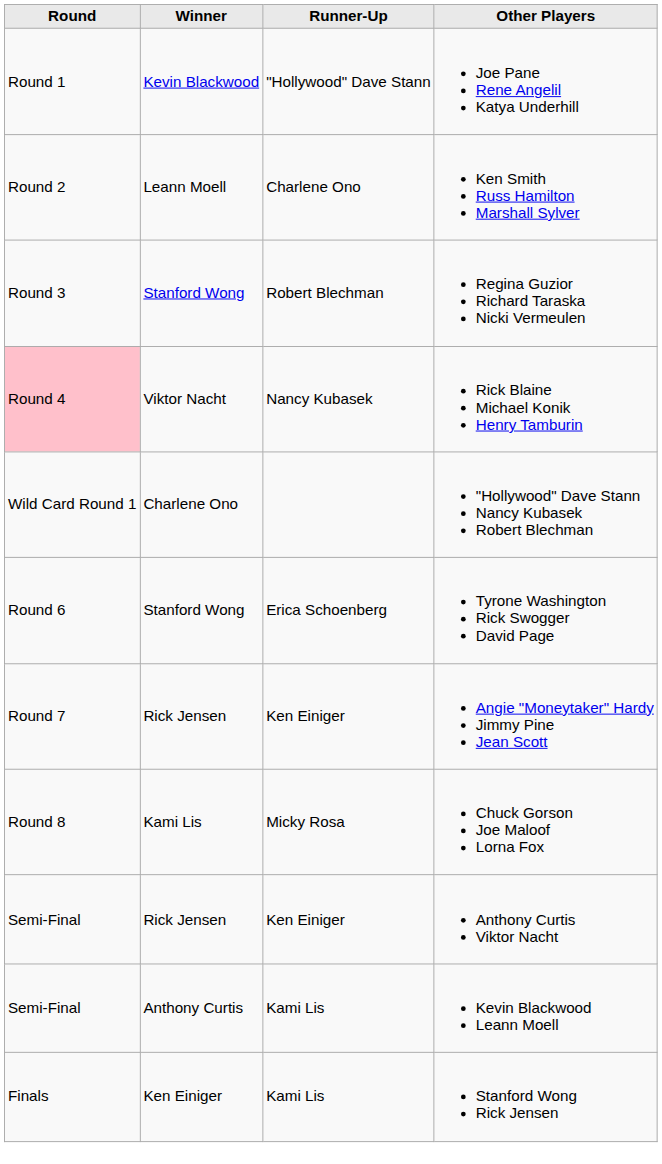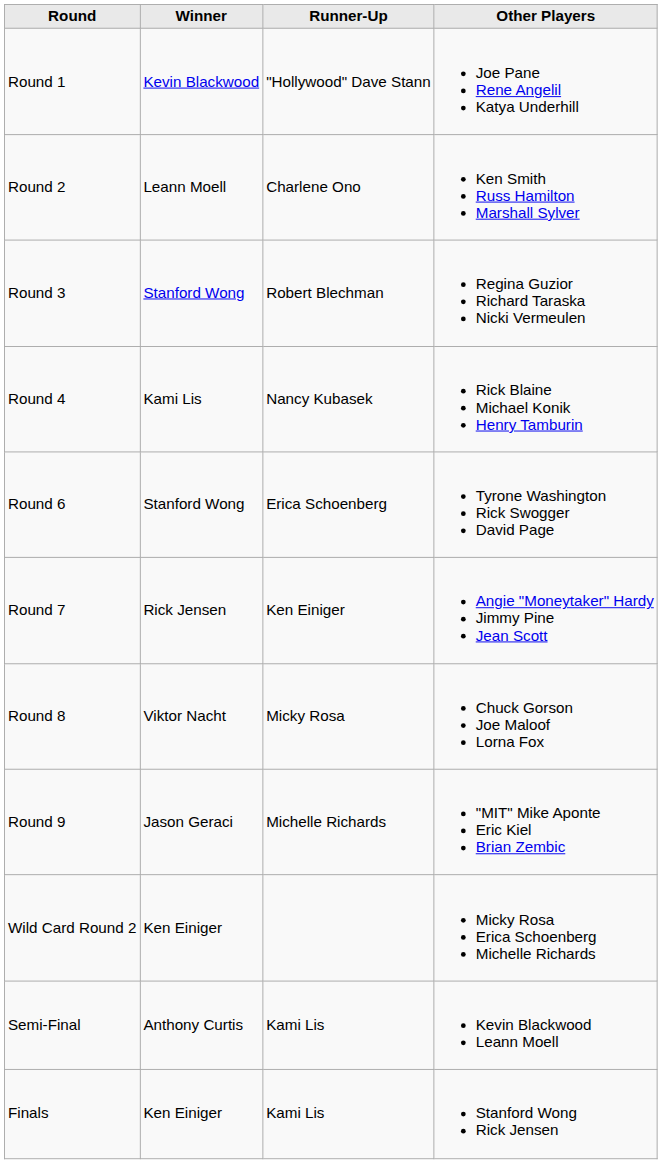(37, 398) pink background -> (37, 398) no background
(185, 398) Viktor Nacht -> (173, 398) Kami Lis
- row: (546, 513)
(173, 822) Kami Lis -> (185, 716) Viktor Nacht
+ row: (546, 831)
+ row: (546, 936)
- row: (546, 928)
